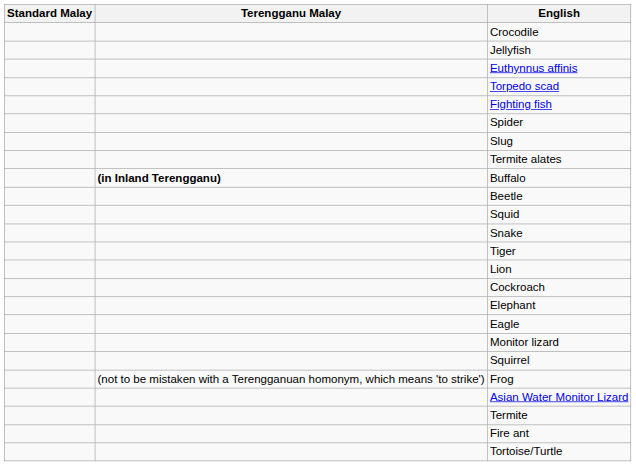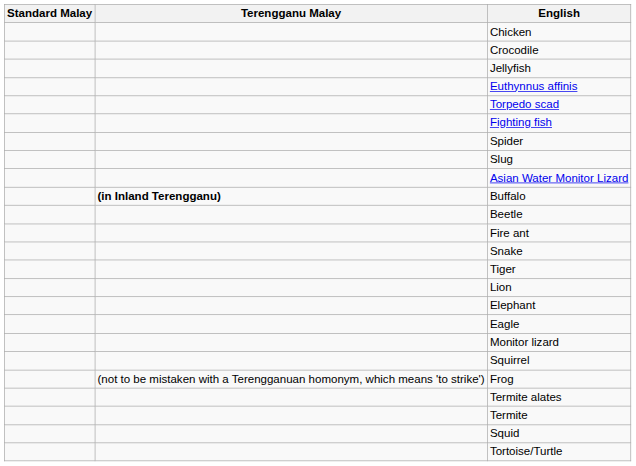+ row: (511, 31)
rows swapped: (559, 397) <-> (526, 159)
rows swapped: (509, 433) <-> (505, 214)
- row: (517, 287)
